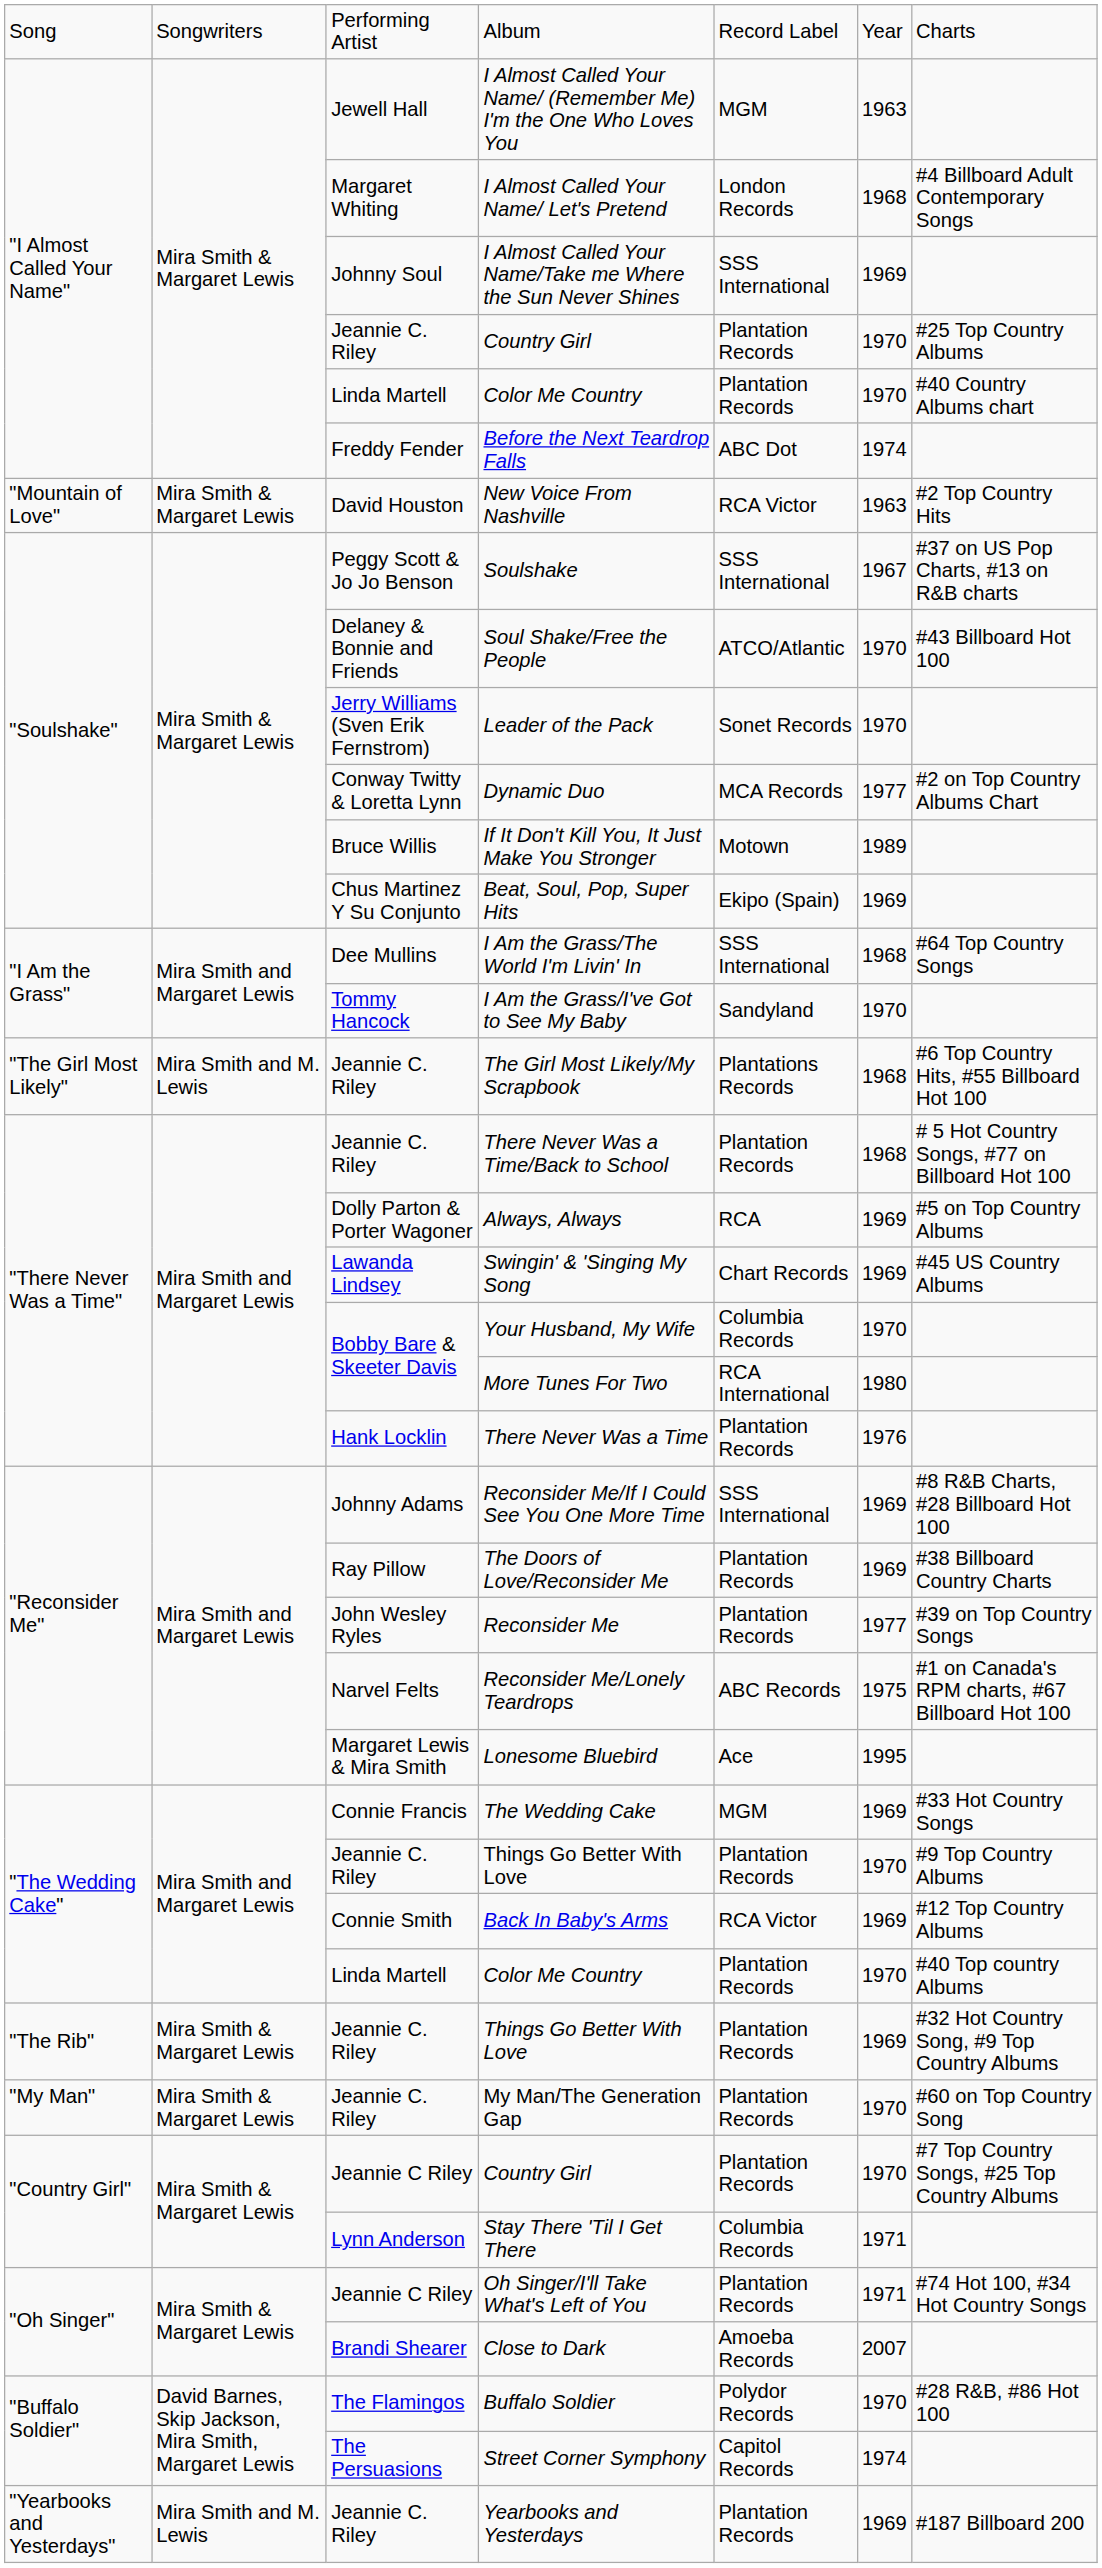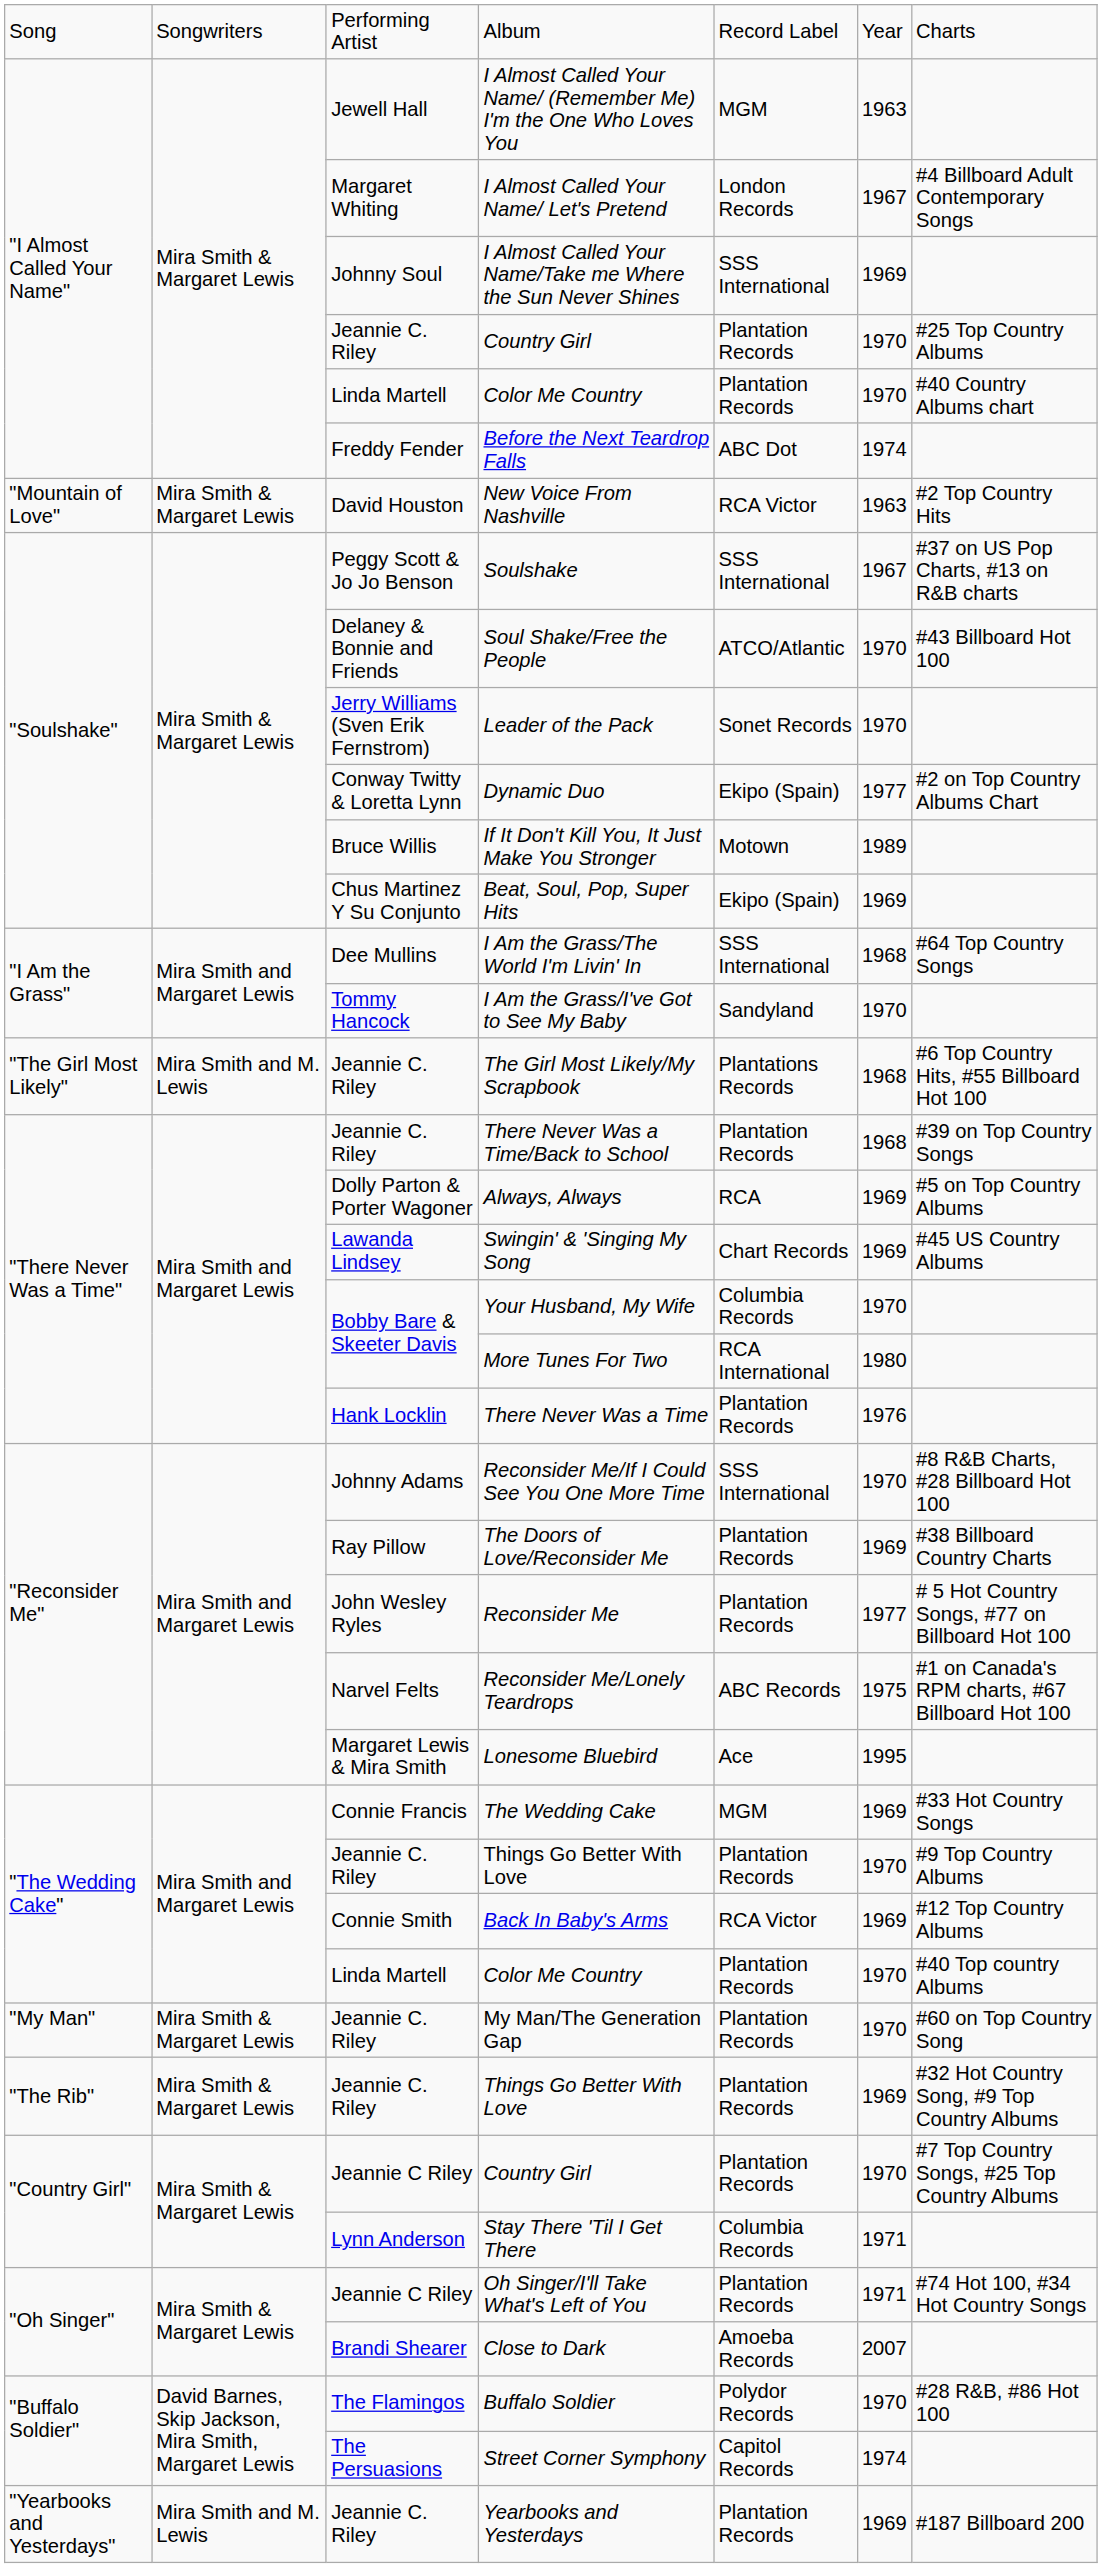(884, 197) 1968 -> (884, 197) 1967
(781, 791) MCA Records -> (779, 791) Ekipo (Spain)
(993, 1153) # 5 Hot Country Songs, #77 on Billboard Hot 100 -> (1004, 1142) #39 on Top Country Songs
(884, 1504) 1969 -> (884, 1481) 1970
(1004, 1624) #39 on Top Country Songs -> (993, 1613) # 5 Hot Country Songs, #77 on Billboard Hot 100
rows swapped: (52, 2041) <-> (77, 2107)
